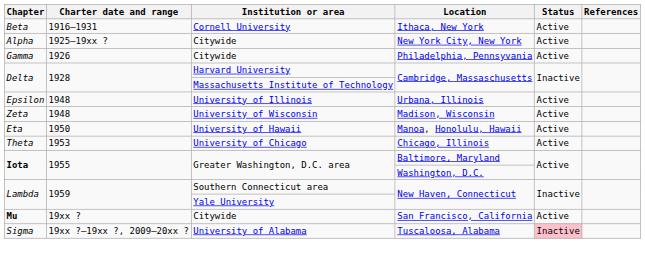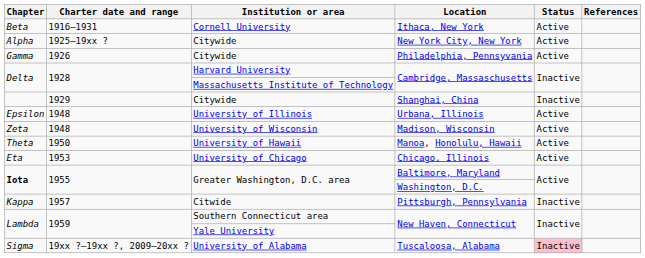+ row: (215, 99)
(15, 129) Eta -> (20, 143) Theta
(20, 143) Theta -> (15, 158) Eta
+ row: (212, 202)
- row: (215, 216)
